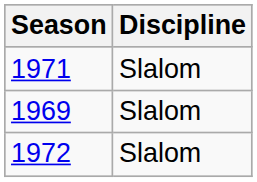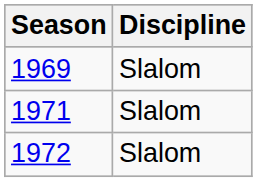rows swapped: (41, 111) <-> (41, 68)
